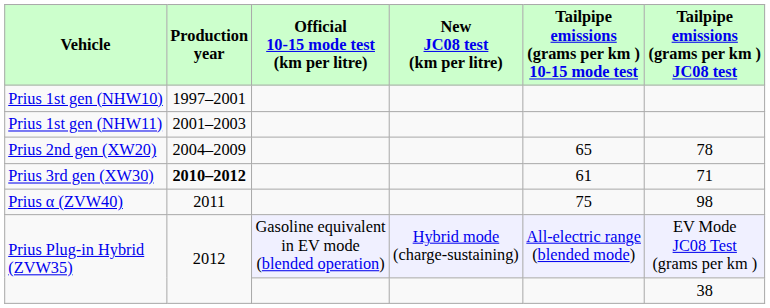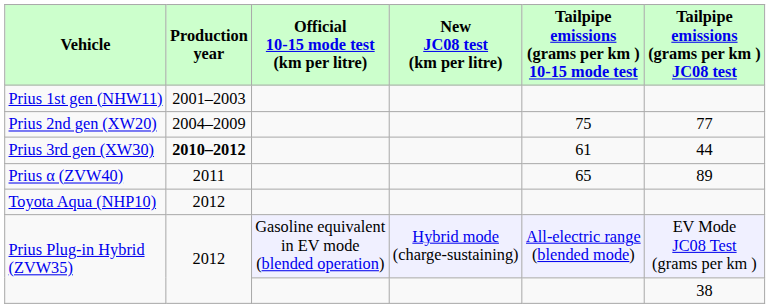- row: (86, 98)
(584, 150) 65 -> (583, 124) 75
(705, 150) 78 -> (704, 124) 77
(705, 176) 71 -> (704, 150) 44
(584, 201) 75 -> (583, 176) 65
(705, 201) 98 -> (704, 176) 89
+ row: (82, 201)
